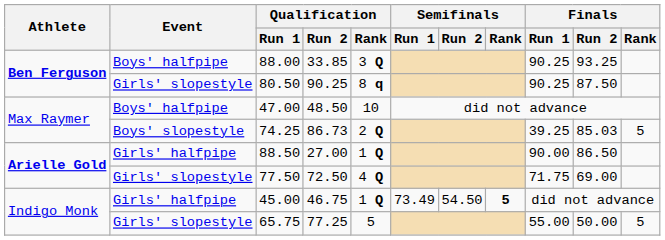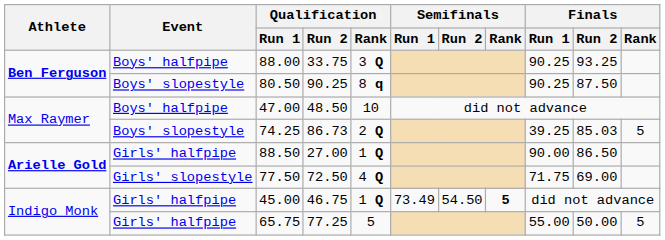(327, 62) 33.85 -> (327, 62) 33.75
(183, 85) Girls' slopestyle -> (179, 85) Boys' slopestyle
(183, 223) Girls' slopestyle -> (175, 223) Girls' halfpipe
